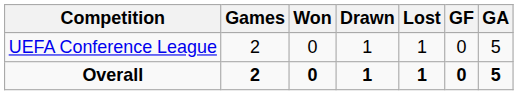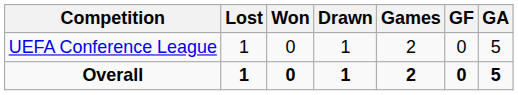columns swapped: (255, 18) <-> (422, 18)
